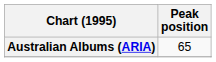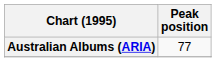(185, 47) 65 -> (185, 47) 77
